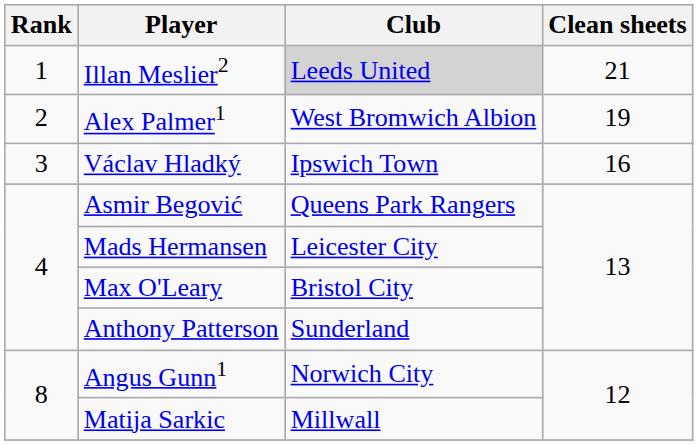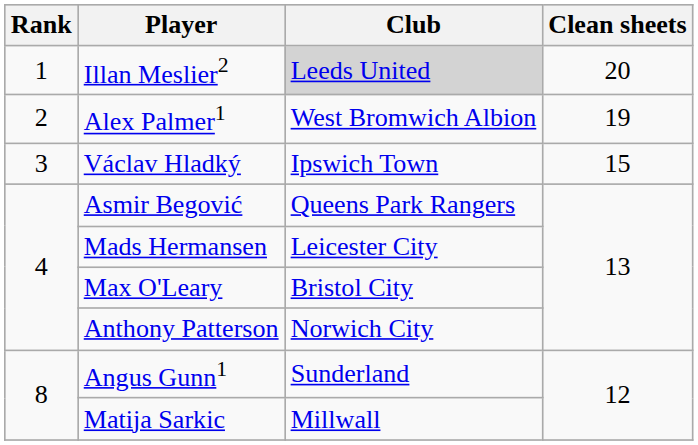(617, 70) 21 -> (617, 70) 20
(617, 163) 16 -> (617, 163) 15
(350, 328) Sunderland -> (362, 328) Norwich City
(362, 373) Norwich City -> (350, 373) Sunderland
